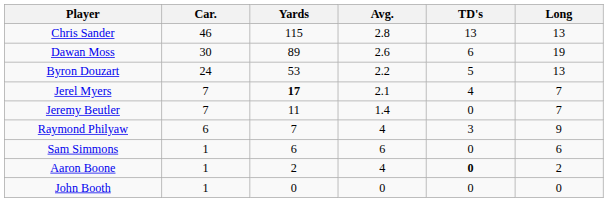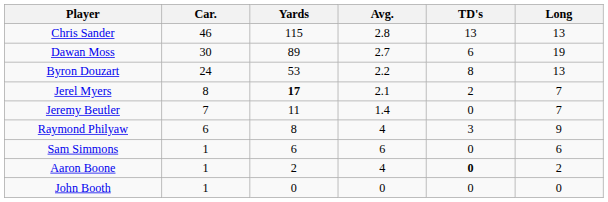(382, 52) 2.6 -> (382, 52) 2.7
(471, 71) 5 -> (471, 71) 8
(206, 91) 7 -> (206, 91) 8
(471, 91) 4 -> (471, 91) 2
(294, 129) 7 -> (294, 129) 8
